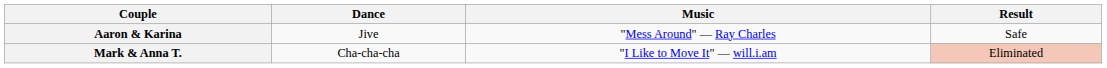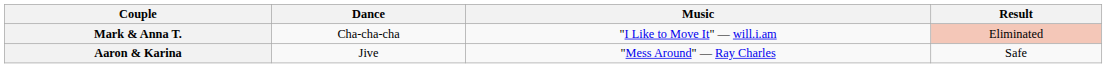rows swapped: (138, 53) <-> (138, 33)
